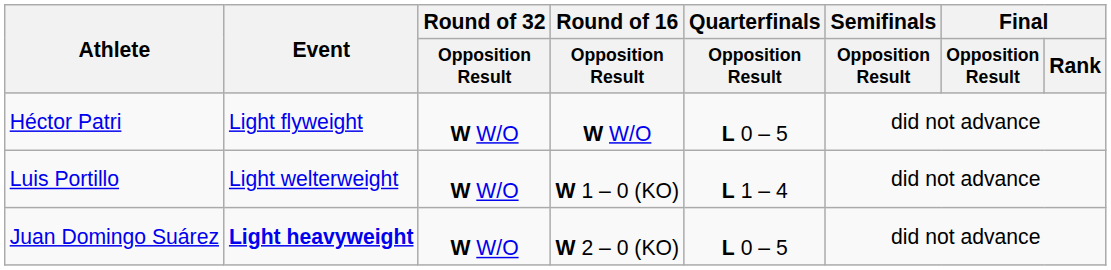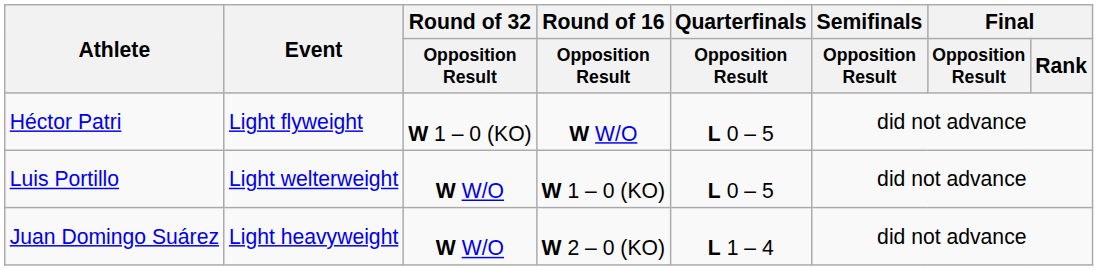(485, 134) W W/O -> (470, 134) W 1 – 0 (KO)
(755, 191) L 1 – 4 -> (741, 191) L 0 – 5
(321, 236) bold -> (314, 236) normal
(755, 248) L 0 – 5 -> (741, 248) L 1 – 4
